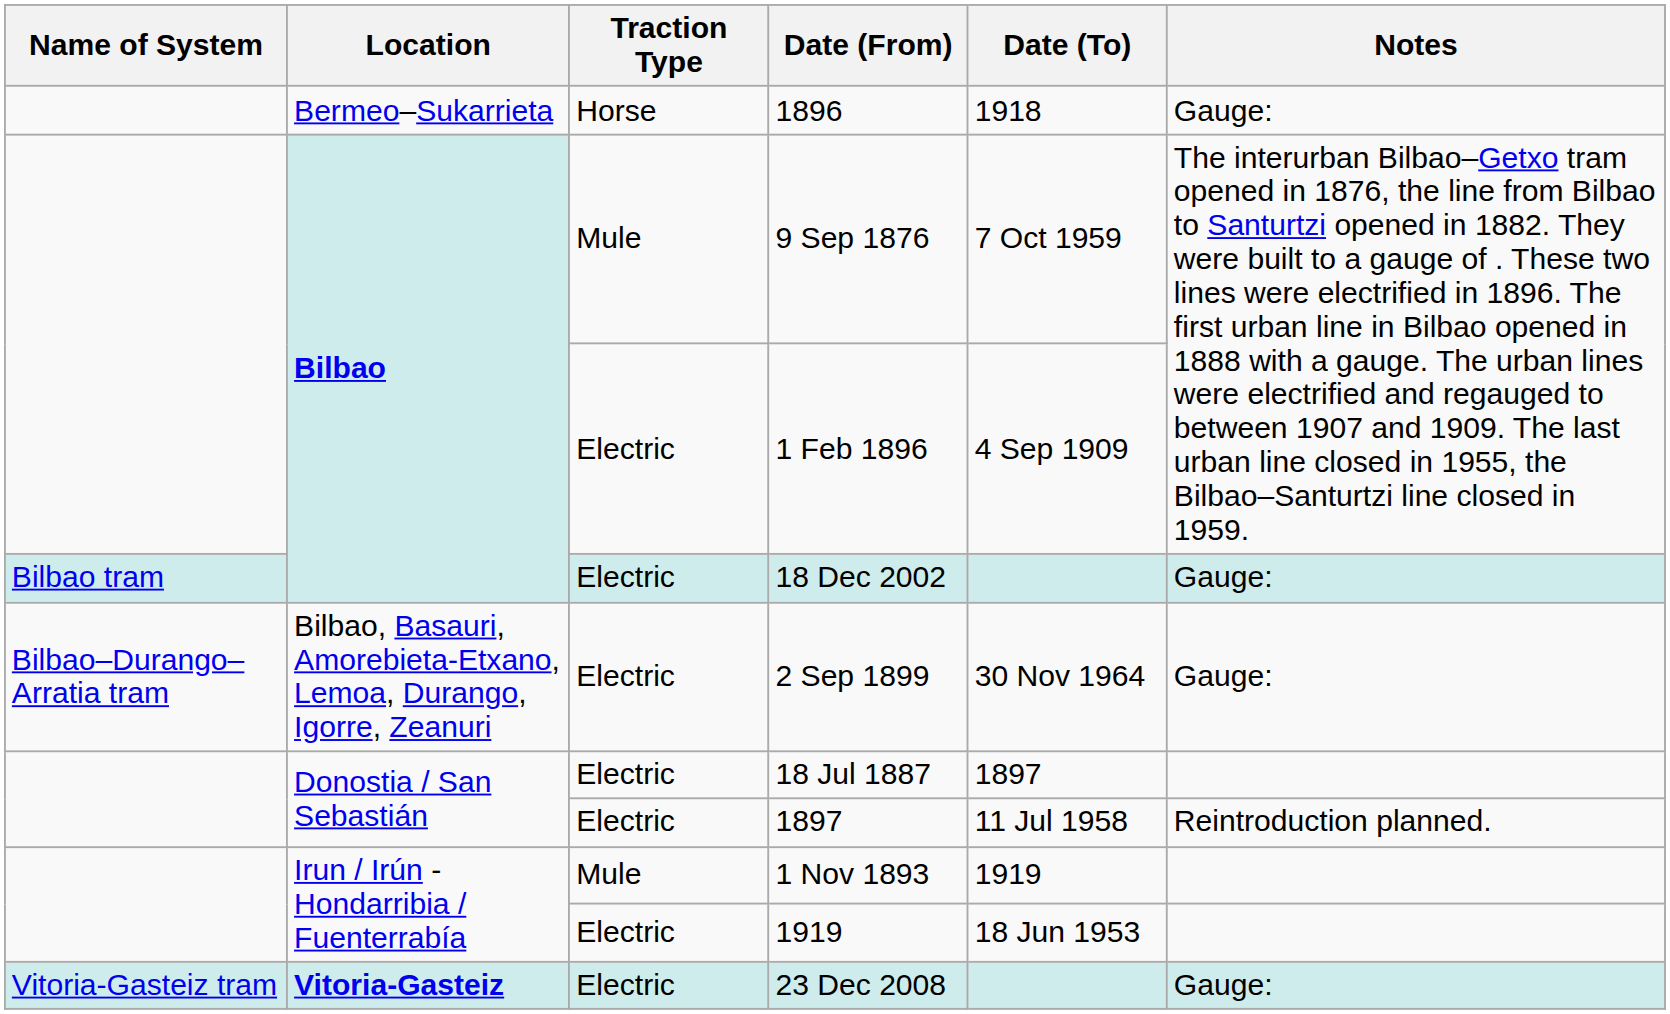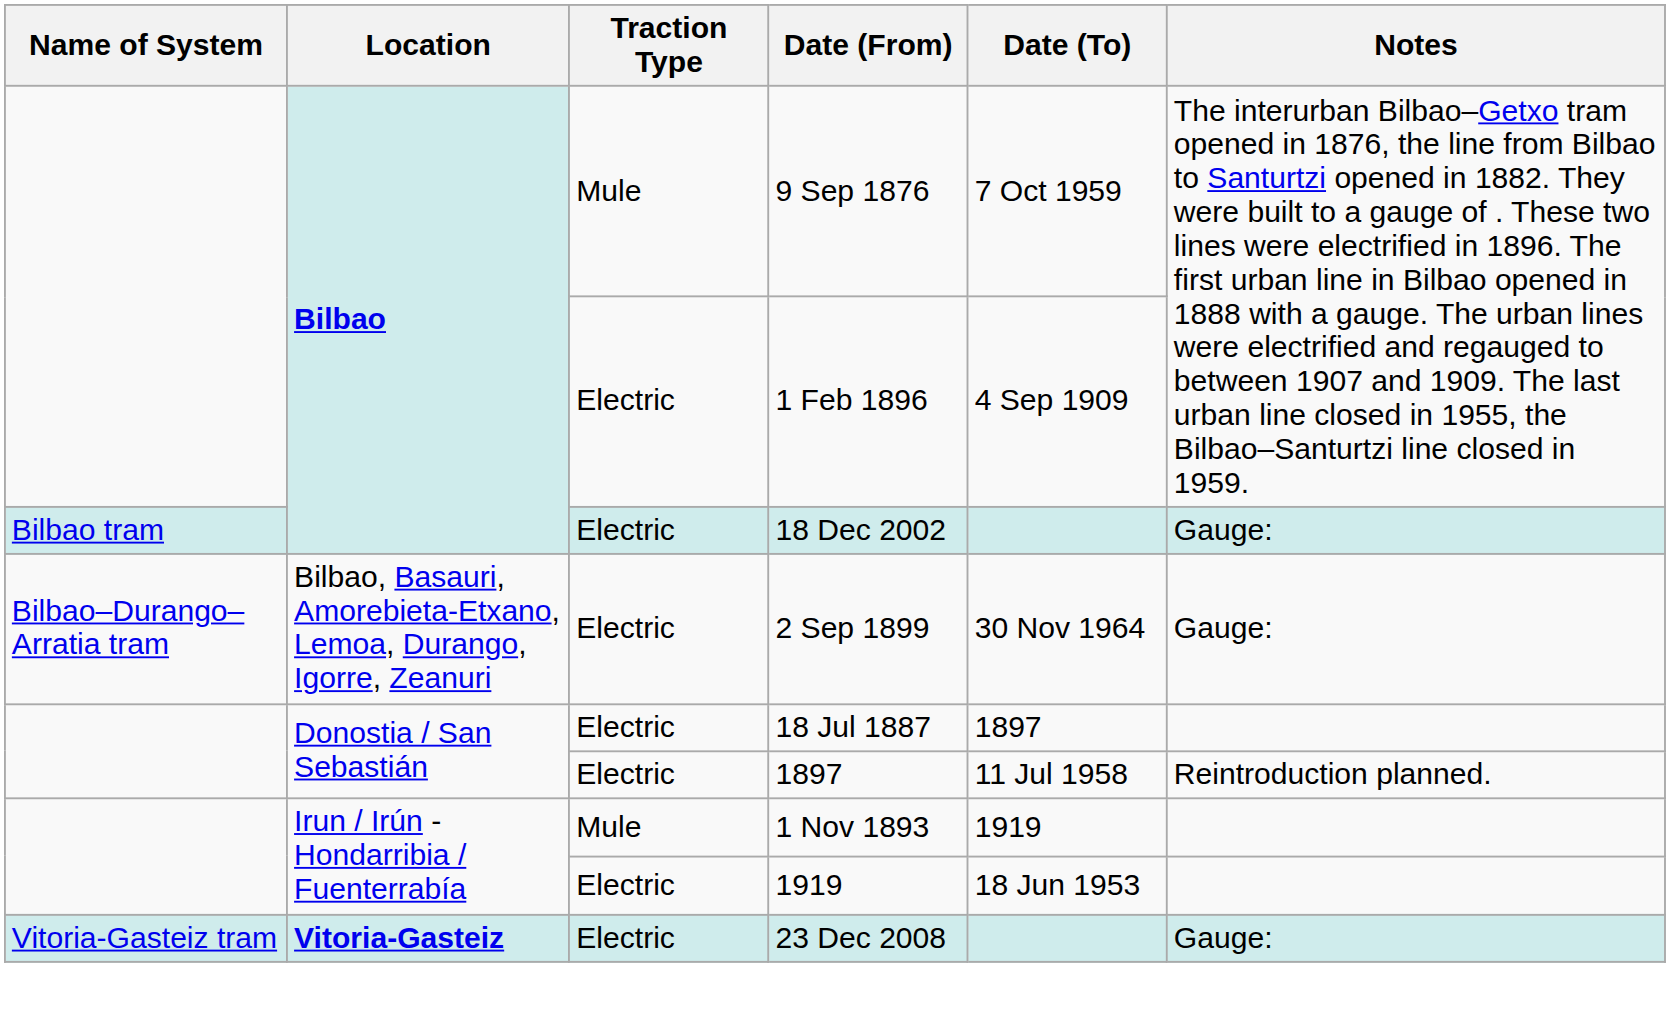- row: (809, 109)
